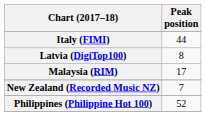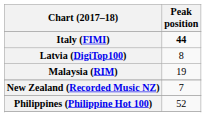(181, 39) normal -> (181, 39) bold
(181, 71) 17 -> (181, 71) 19
